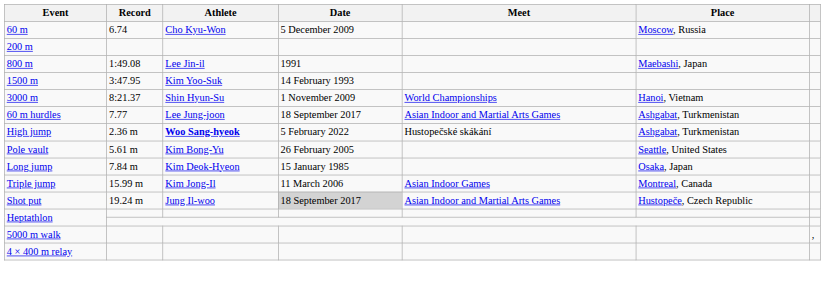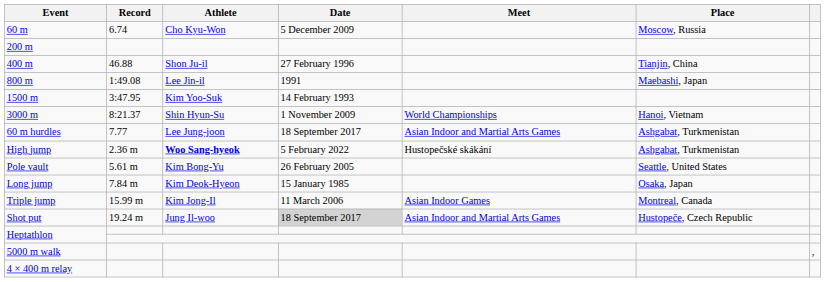+ row: (20, 64)
